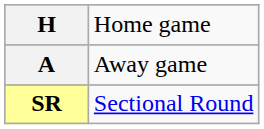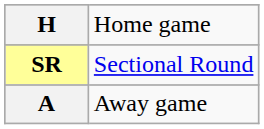rows swapped: (47, 64) <-> (47, 104)
